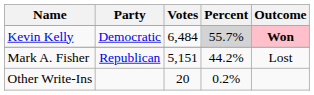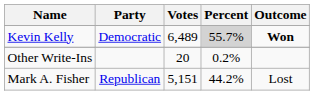(183, 36) 6,484 -> (183, 36) 6,489
(280, 36) pink background -> (280, 36) no background
rows swapped: (48, 57) <-> (50, 79)
